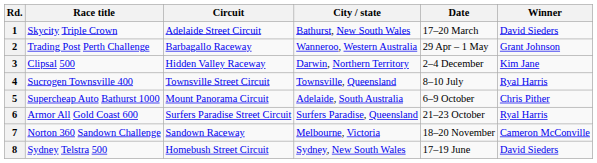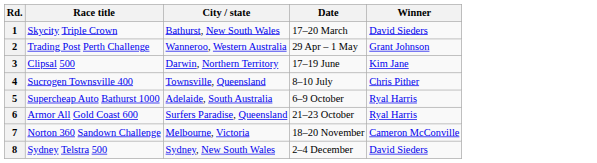- column: (228, 13)
(453, 64) 2–4 December -> (316, 64) 17–19 June
(524, 81) Ryal Harris -> (394, 81) Chris Pither
(525, 98) Chris Pither -> (393, 98) Ryal Harris
(447, 150) 17–19 June -> (323, 150) 2–4 December
